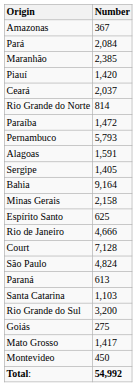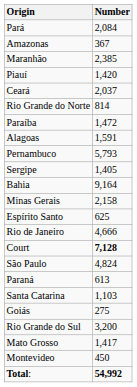rows swapped: (28, 28) <-> (15, 43)
rows swapped: (31, 138) <-> (23, 153)
(106, 248) normal -> (106, 248) bold
rows swapped: (44, 311) <-> (18, 327)
